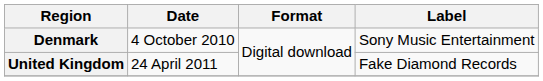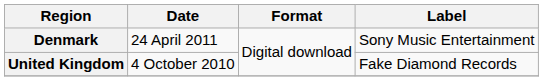(183, 40) 4 October 2010 -> (174, 40) 24 April 2011
(174, 64) 24 April 2011 -> (183, 64) 4 October 2010
